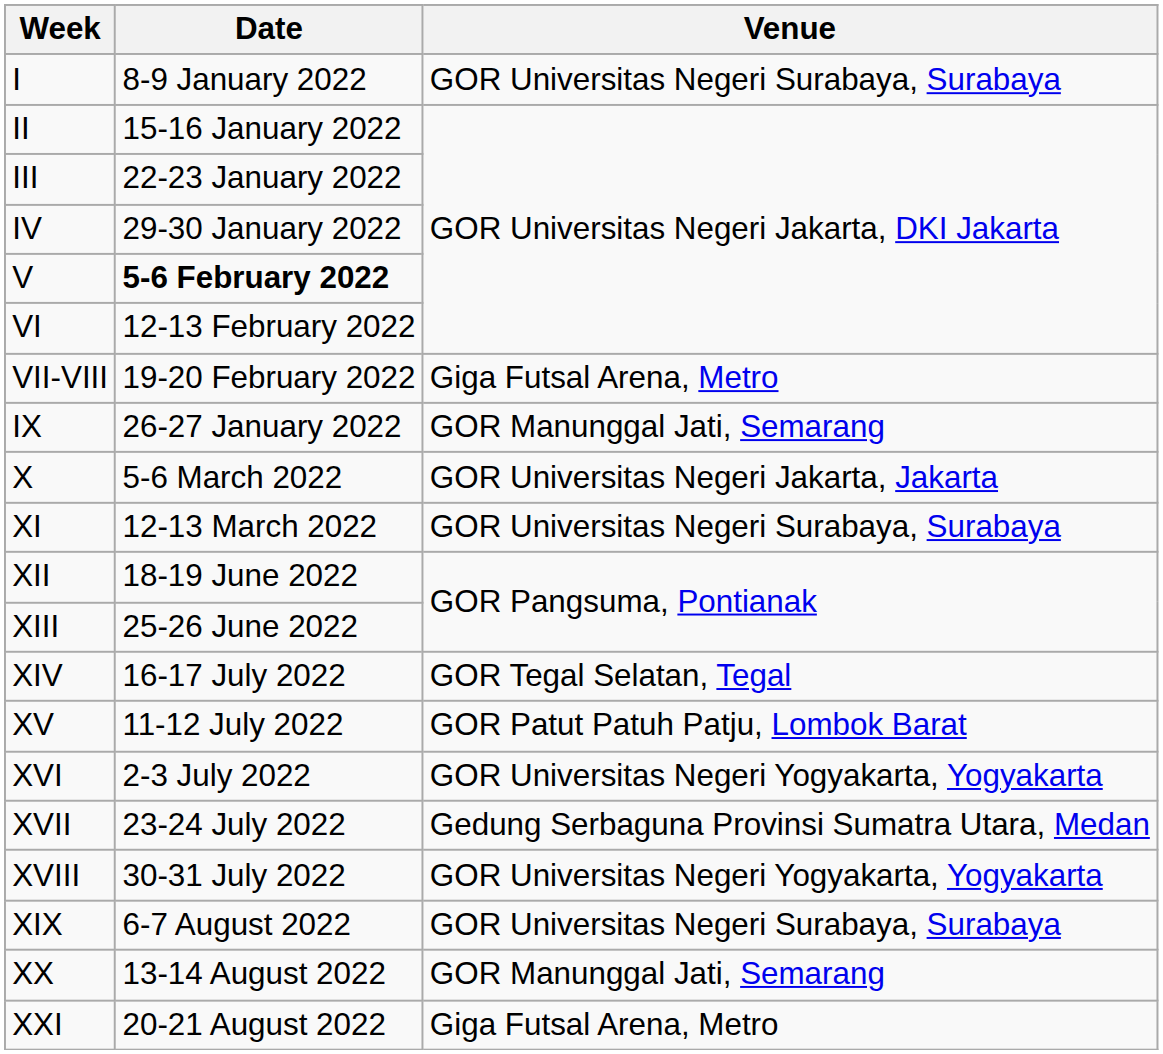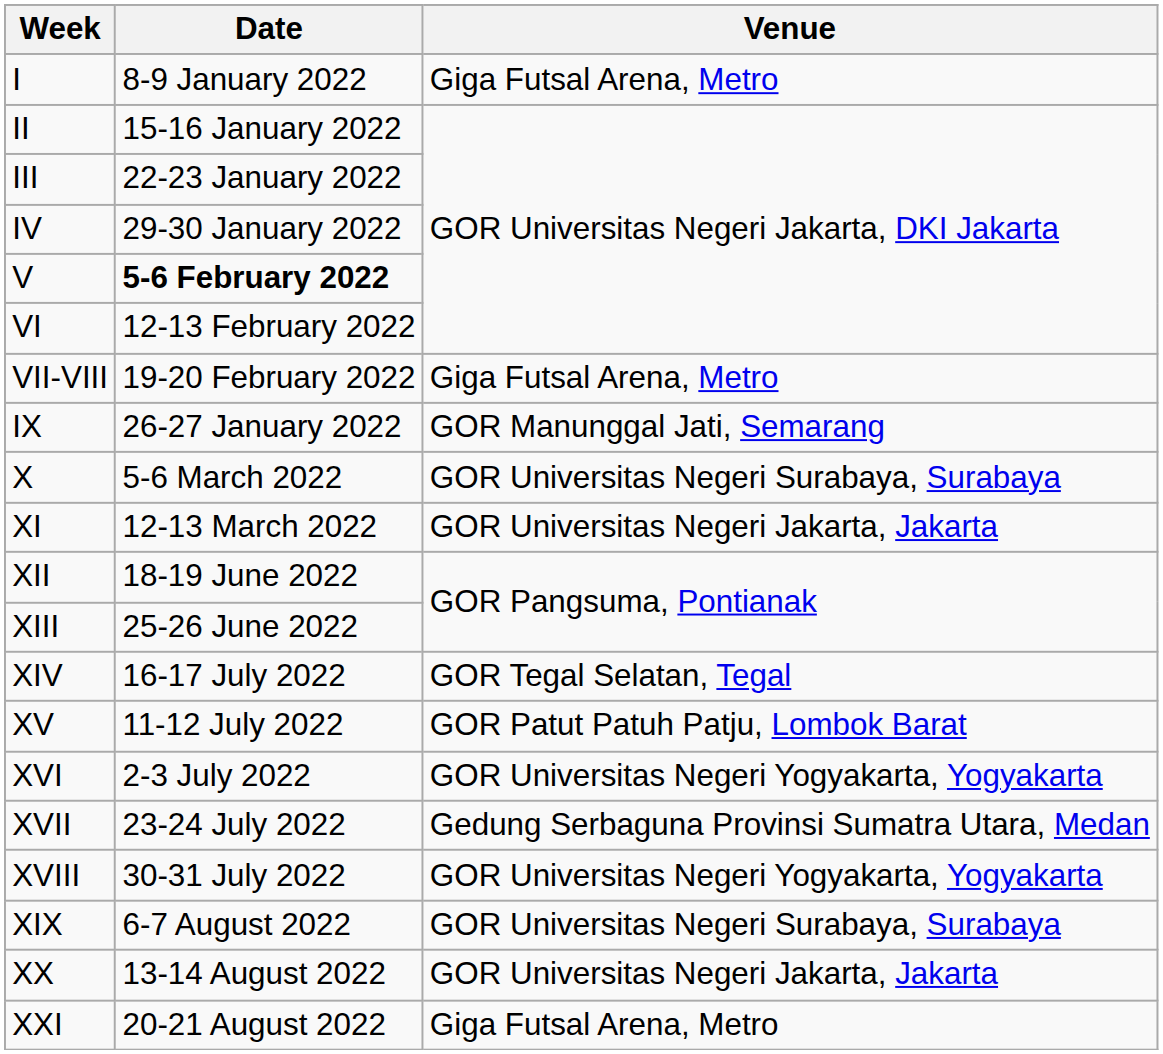(745, 79) GOR Universitas Negeri Surabaya, Surabaya -> (604, 79) Giga Futsal Arena, Metro
(714, 476) GOR Universitas Negeri Jakarta, Jakarta -> (745, 476) GOR Universitas Negeri Surabaya, Surabaya
(745, 526) GOR Universitas Negeri Surabaya, Surabaya -> (714, 526) GOR Universitas Negeri Jakarta, Jakarta
(657, 974) GOR Manunggal Jati, Semarang -> (714, 974) GOR Universitas Negeri Jakarta, Jakarta
